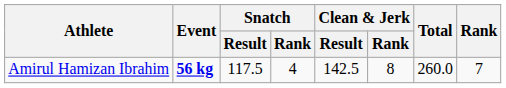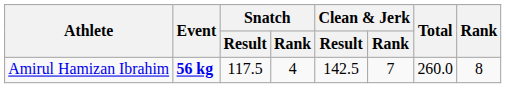(391, 70) 8 -> (391, 70) 7
(479, 70) 7 -> (479, 70) 8
